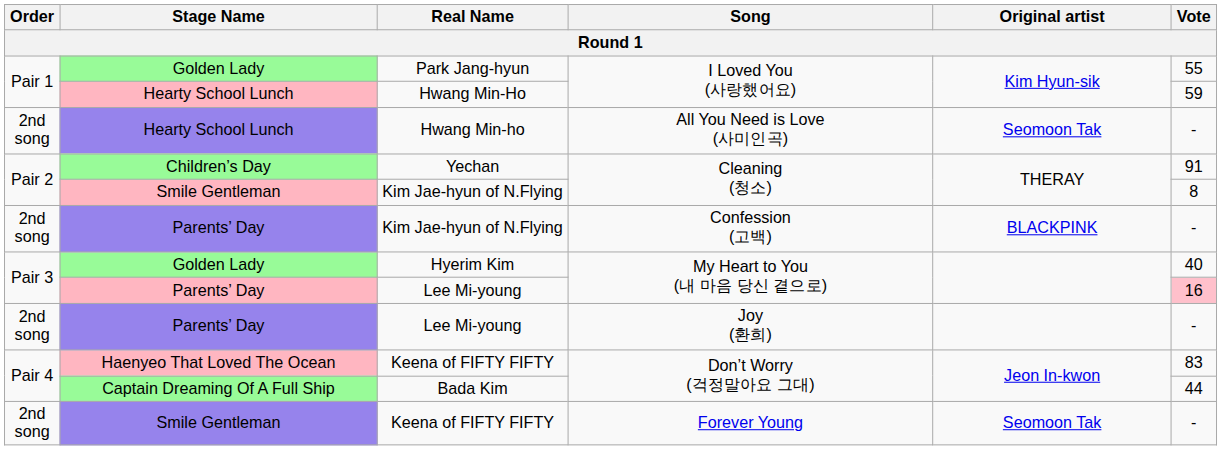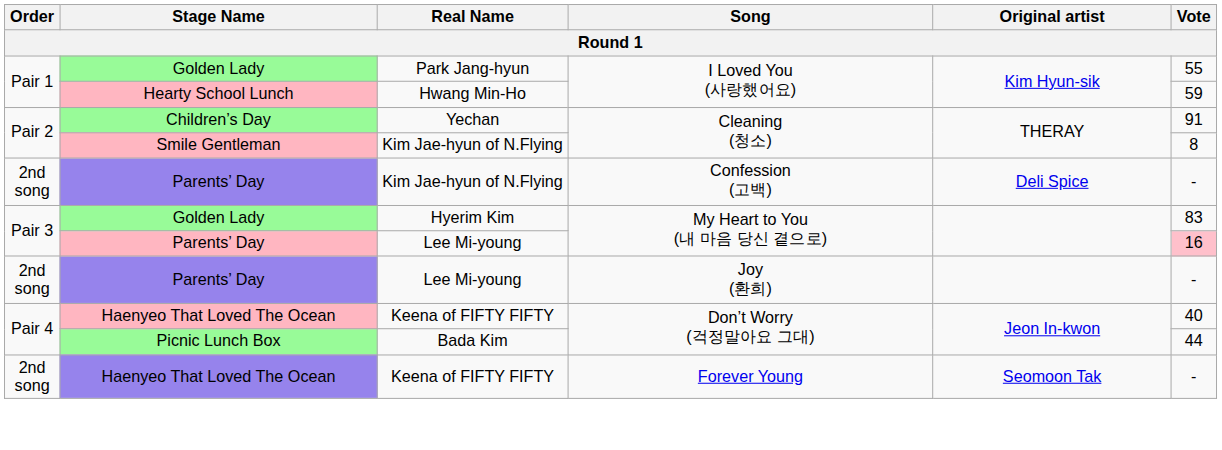- row: (473, 130)
(1052, 228) BLACKPINK -> (1052, 181) Deli Spice
(1194, 264) 40 -> (1194, 217) 83
(1194, 362) 83 -> (1194, 316) 40
(218, 388) Captain Dreaming Of A Full Ship -> (219, 341) Picnic Lunch Box
(218, 423) Smile Gentleman -> (219, 376) Haenyeo That Loved The Ocean
